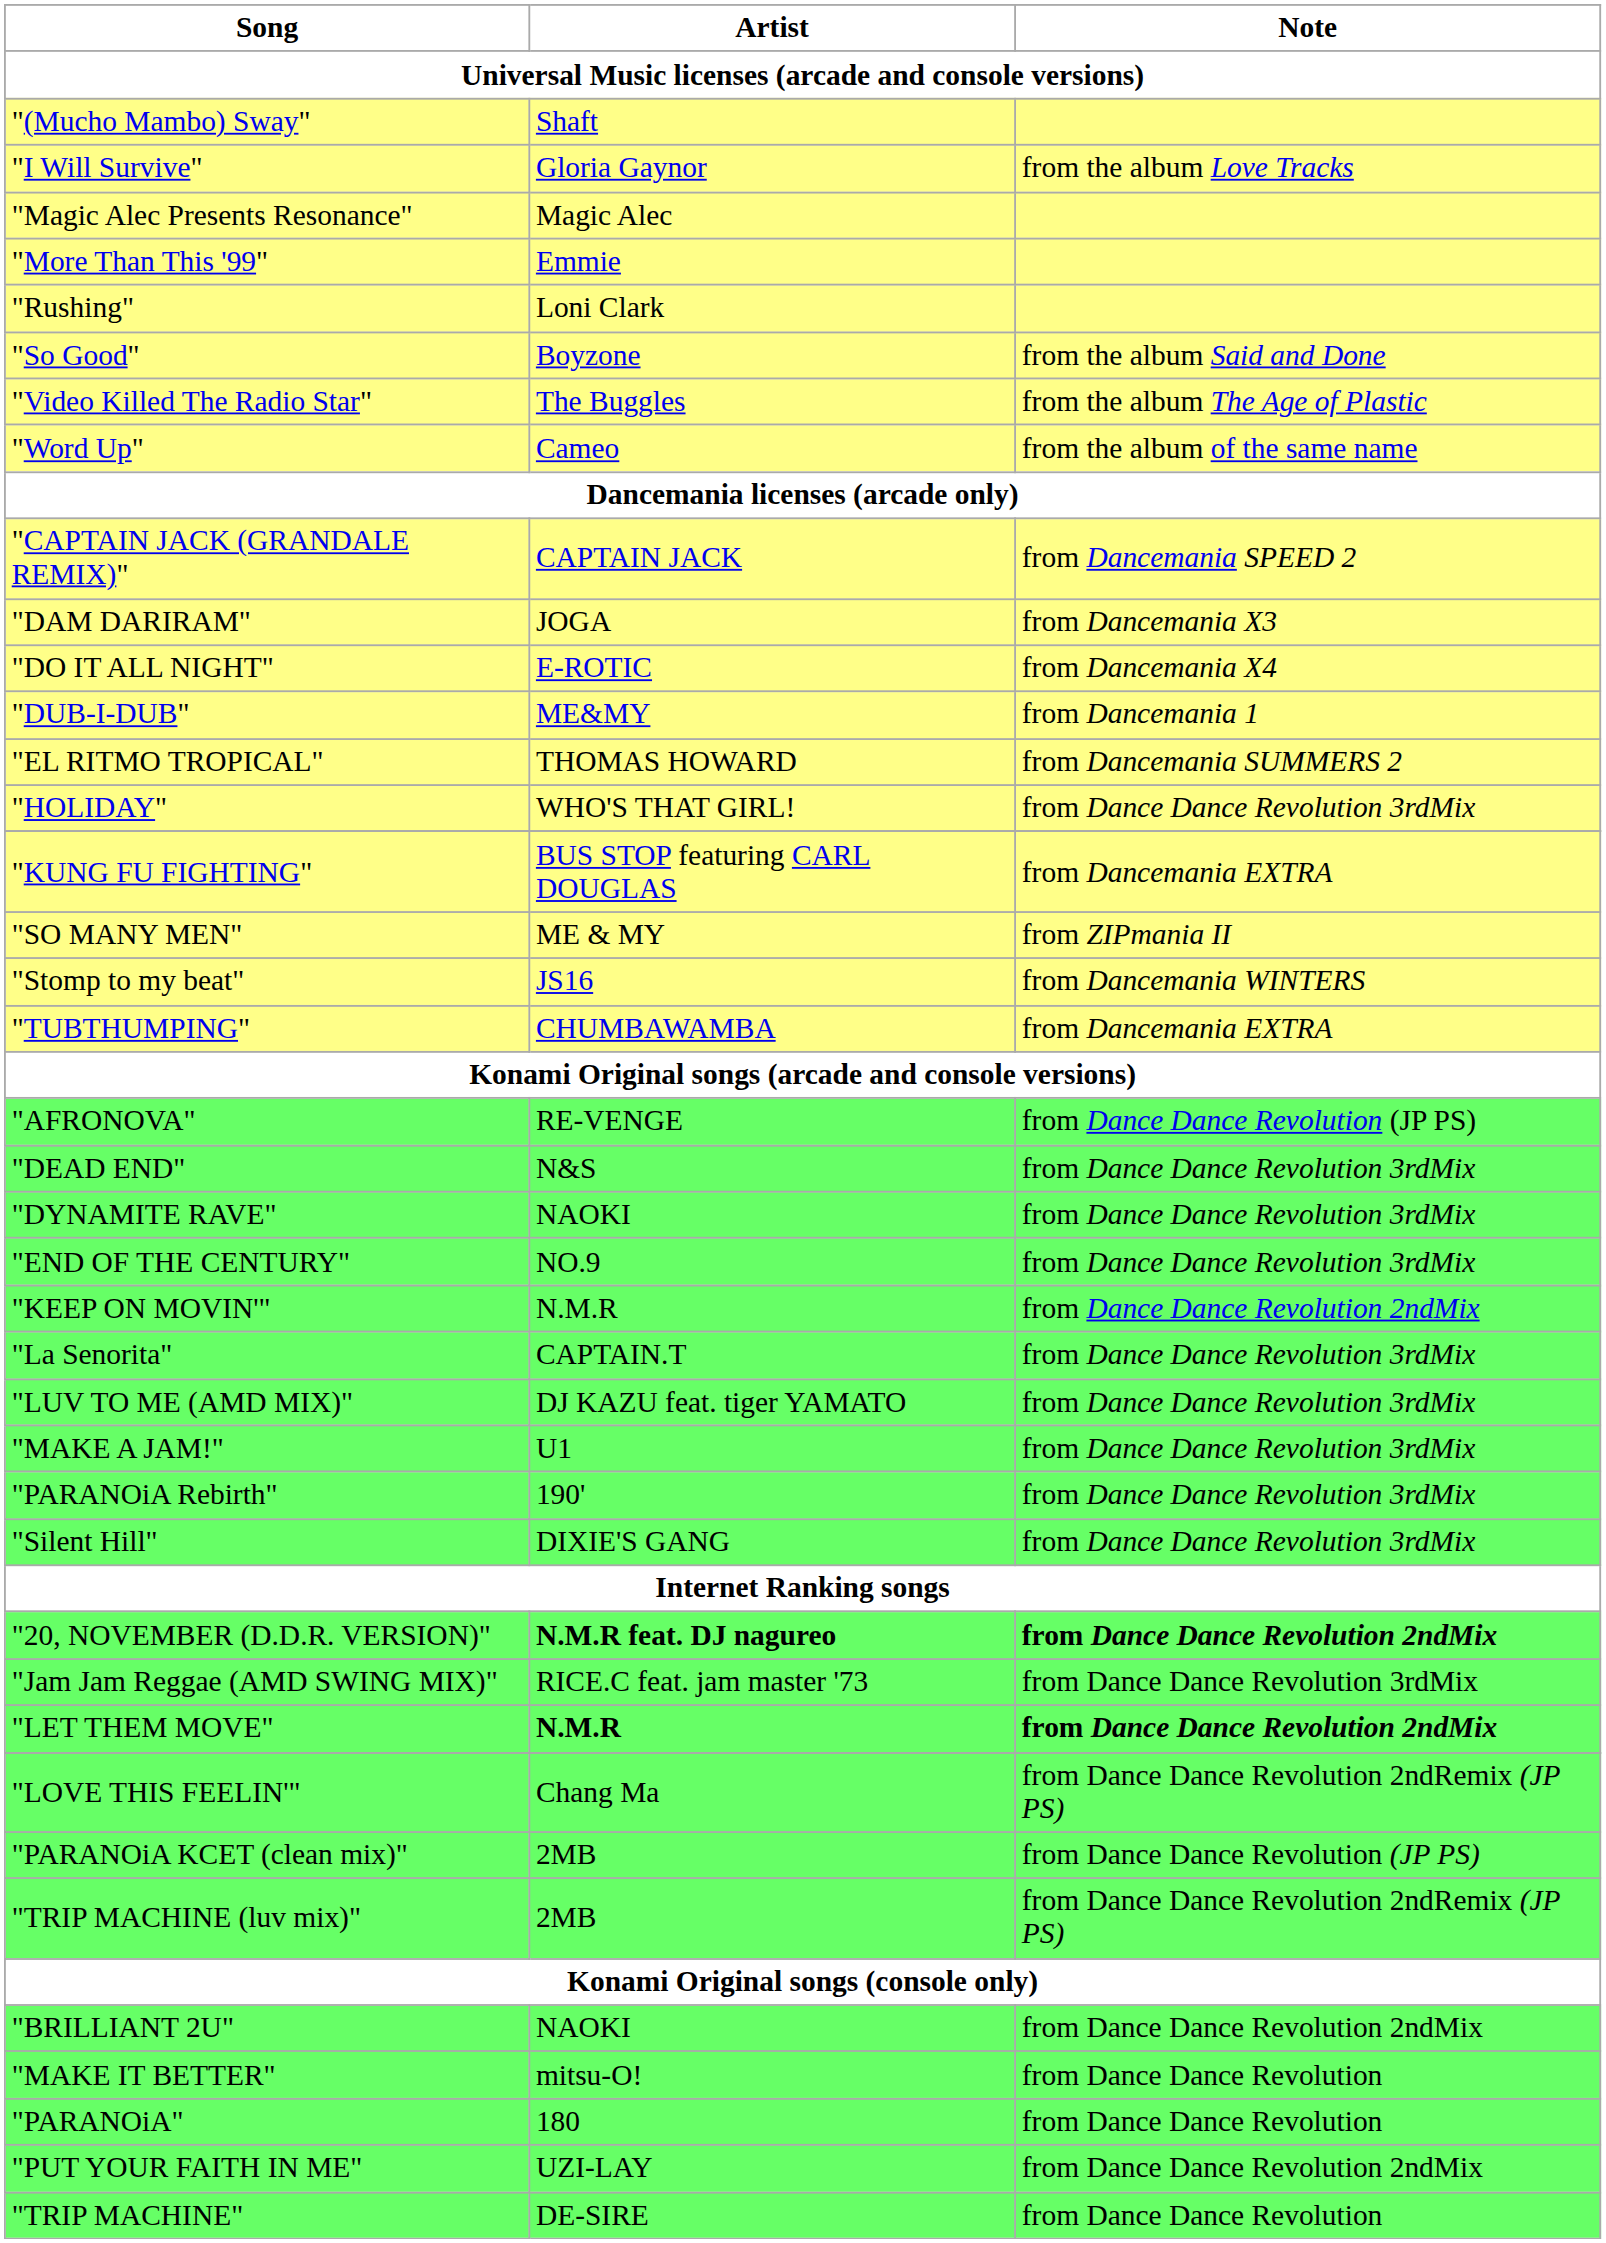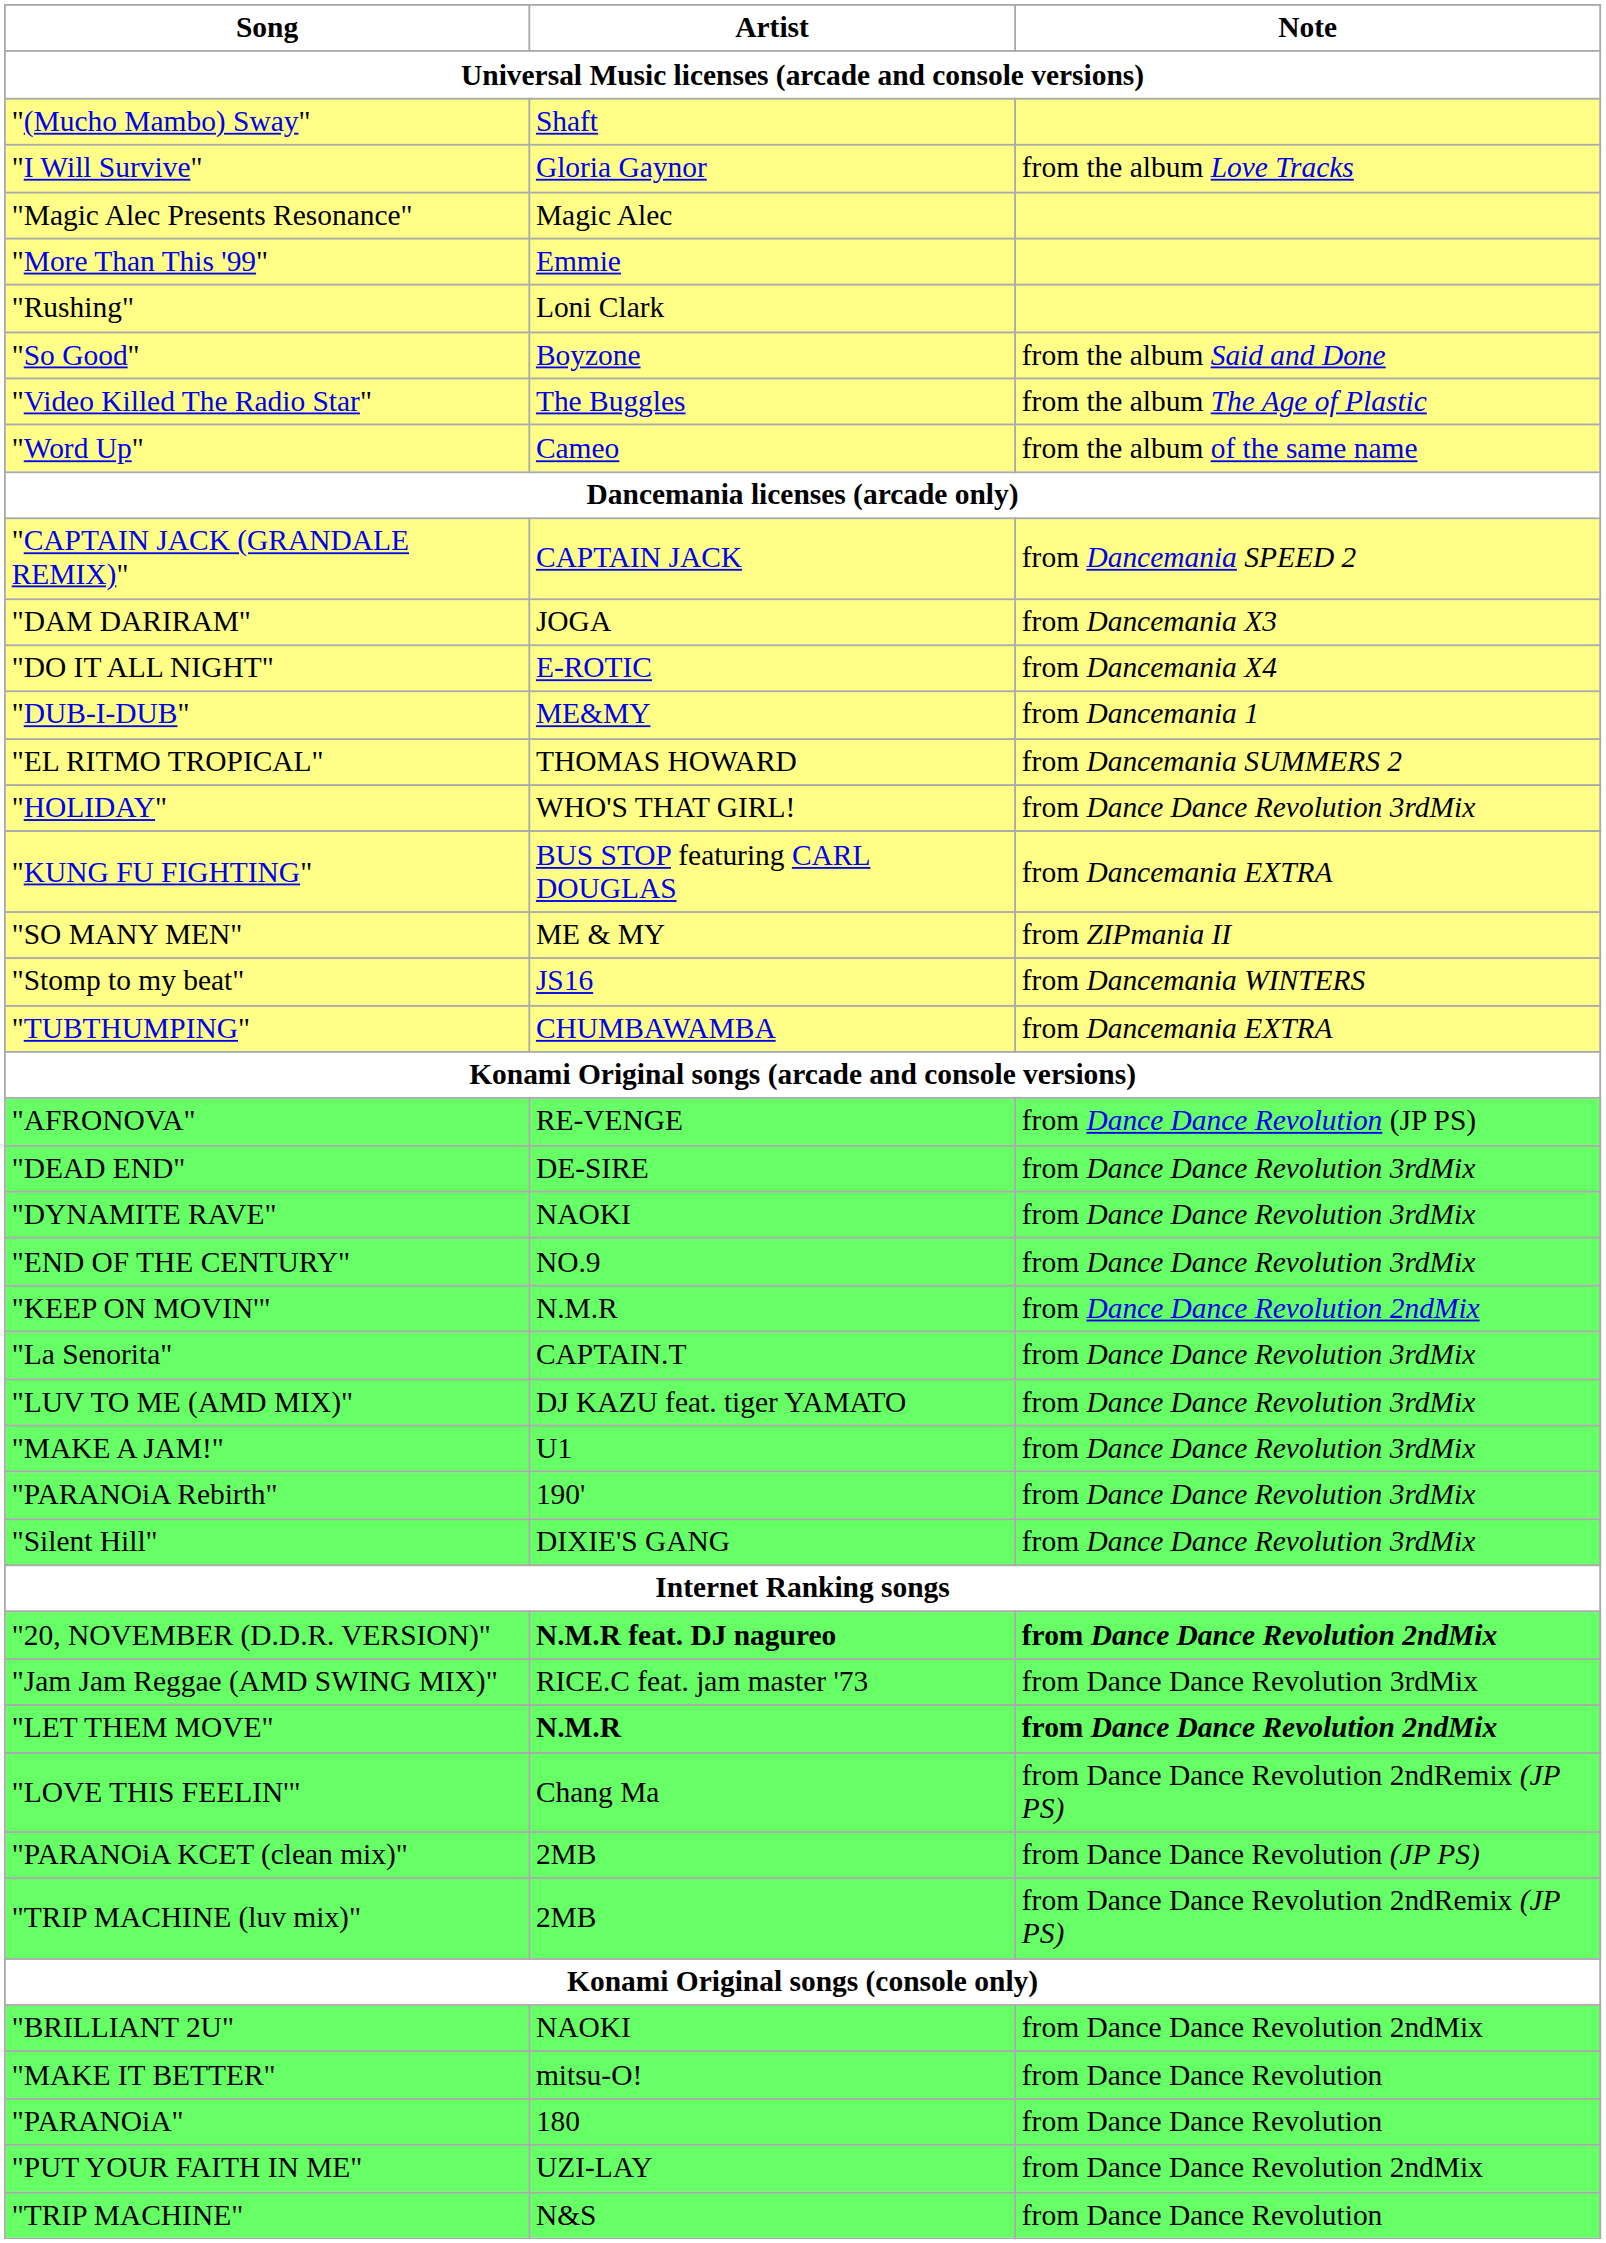(566, 1167) N&S -> (592, 1167) DE-SIRE
(592, 2214) DE-SIRE -> (566, 2214) N&S
